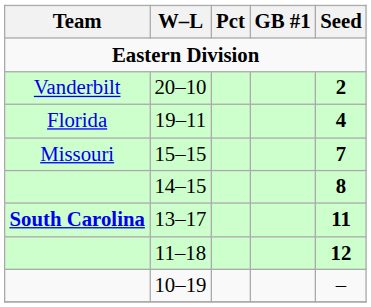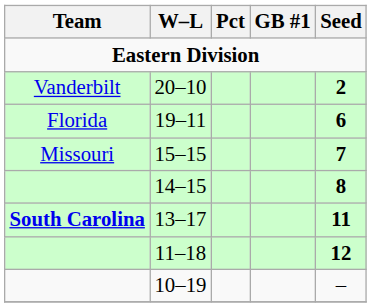(341, 120) 4 -> (341, 120) 6
